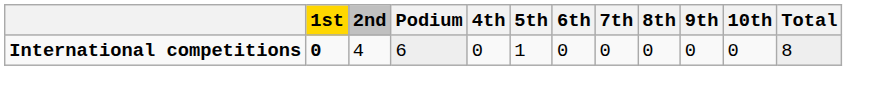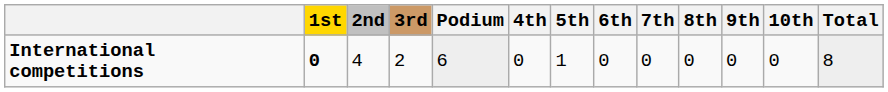+ column: (411, 20)
